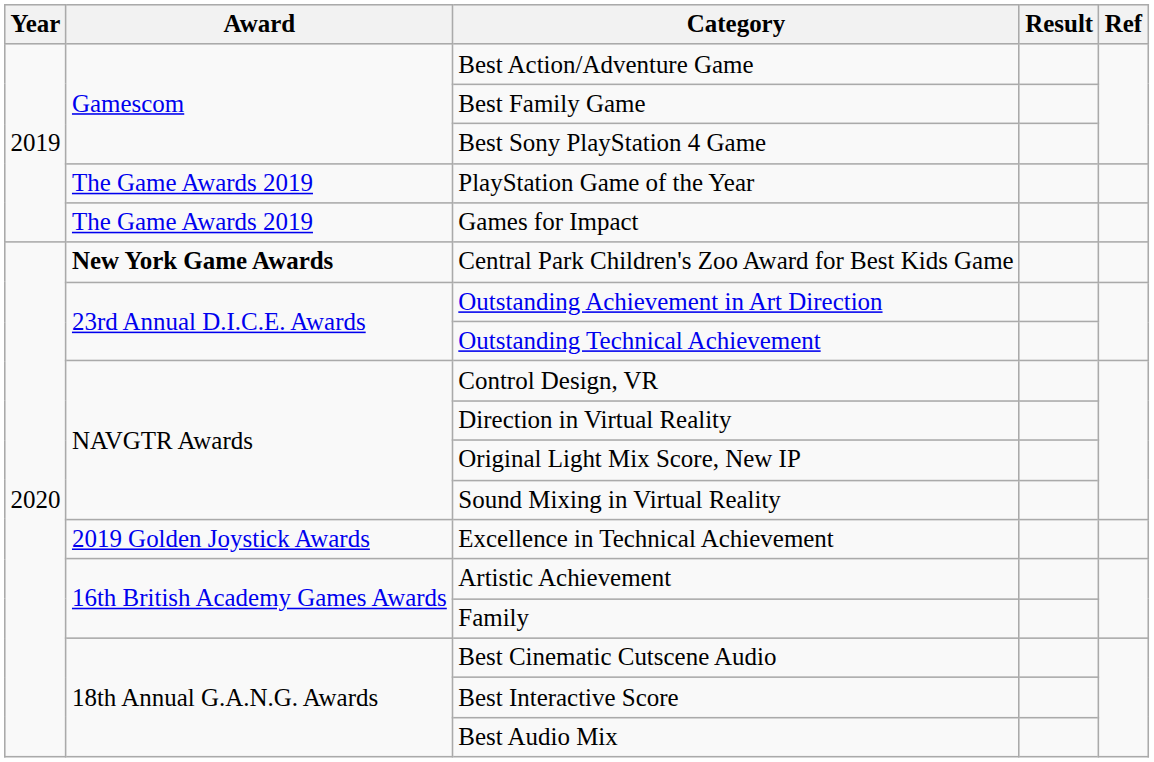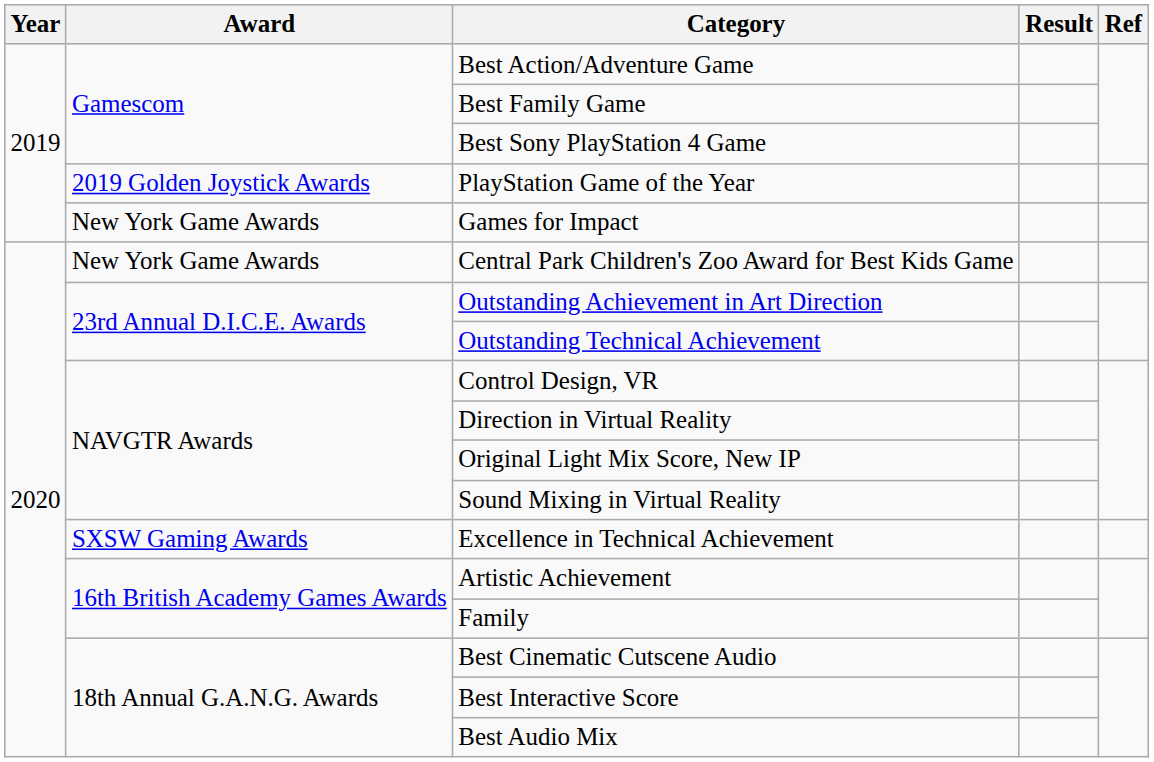(192, 182) The Game Awards 2019 -> (221, 182) 2019 Golden Joystick Awards
(192, 222) The Game Awards 2019 -> (196, 222) New York Game Awards
(203, 261) bold -> (196, 261) normal
(221, 538) 2019 Golden Joystick Awards -> (190, 538) SXSW Gaming Awards
